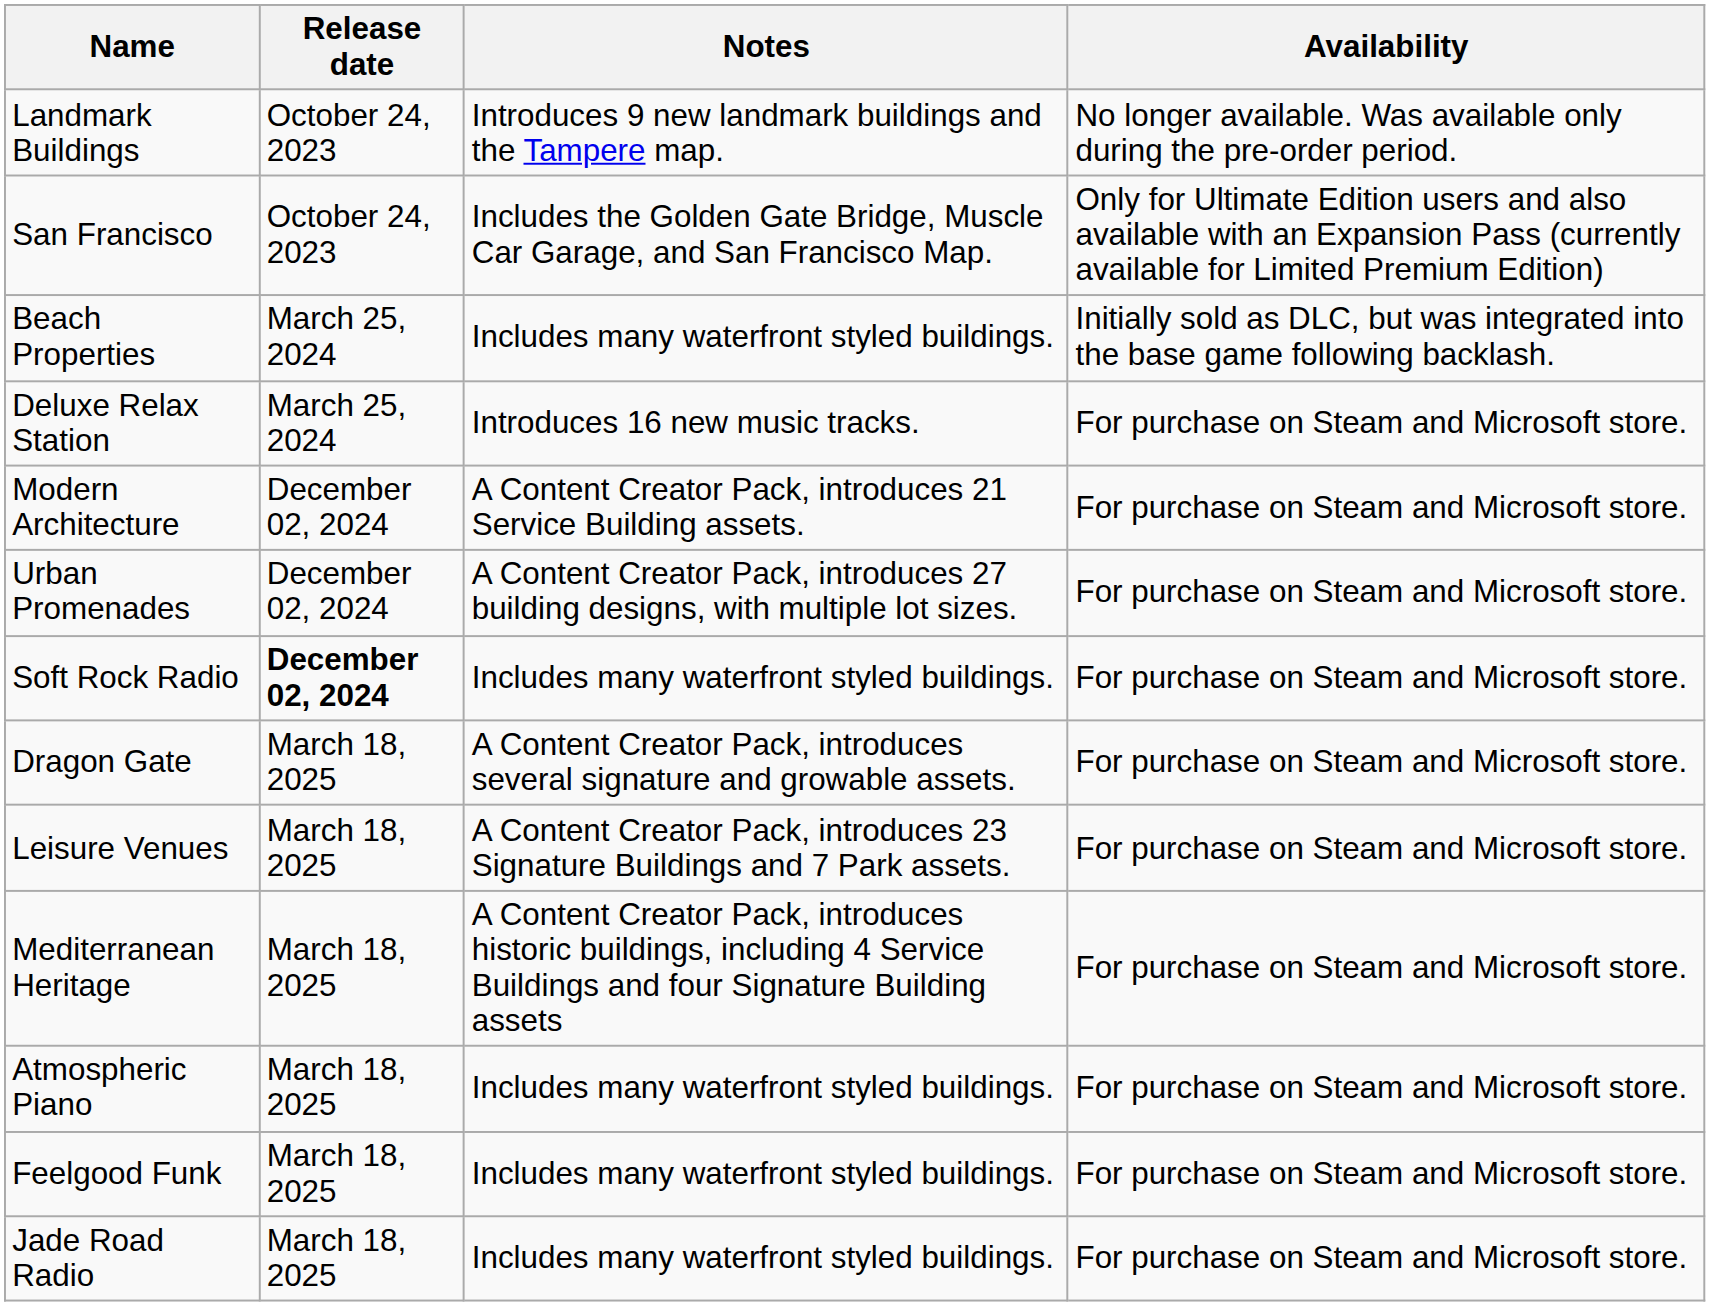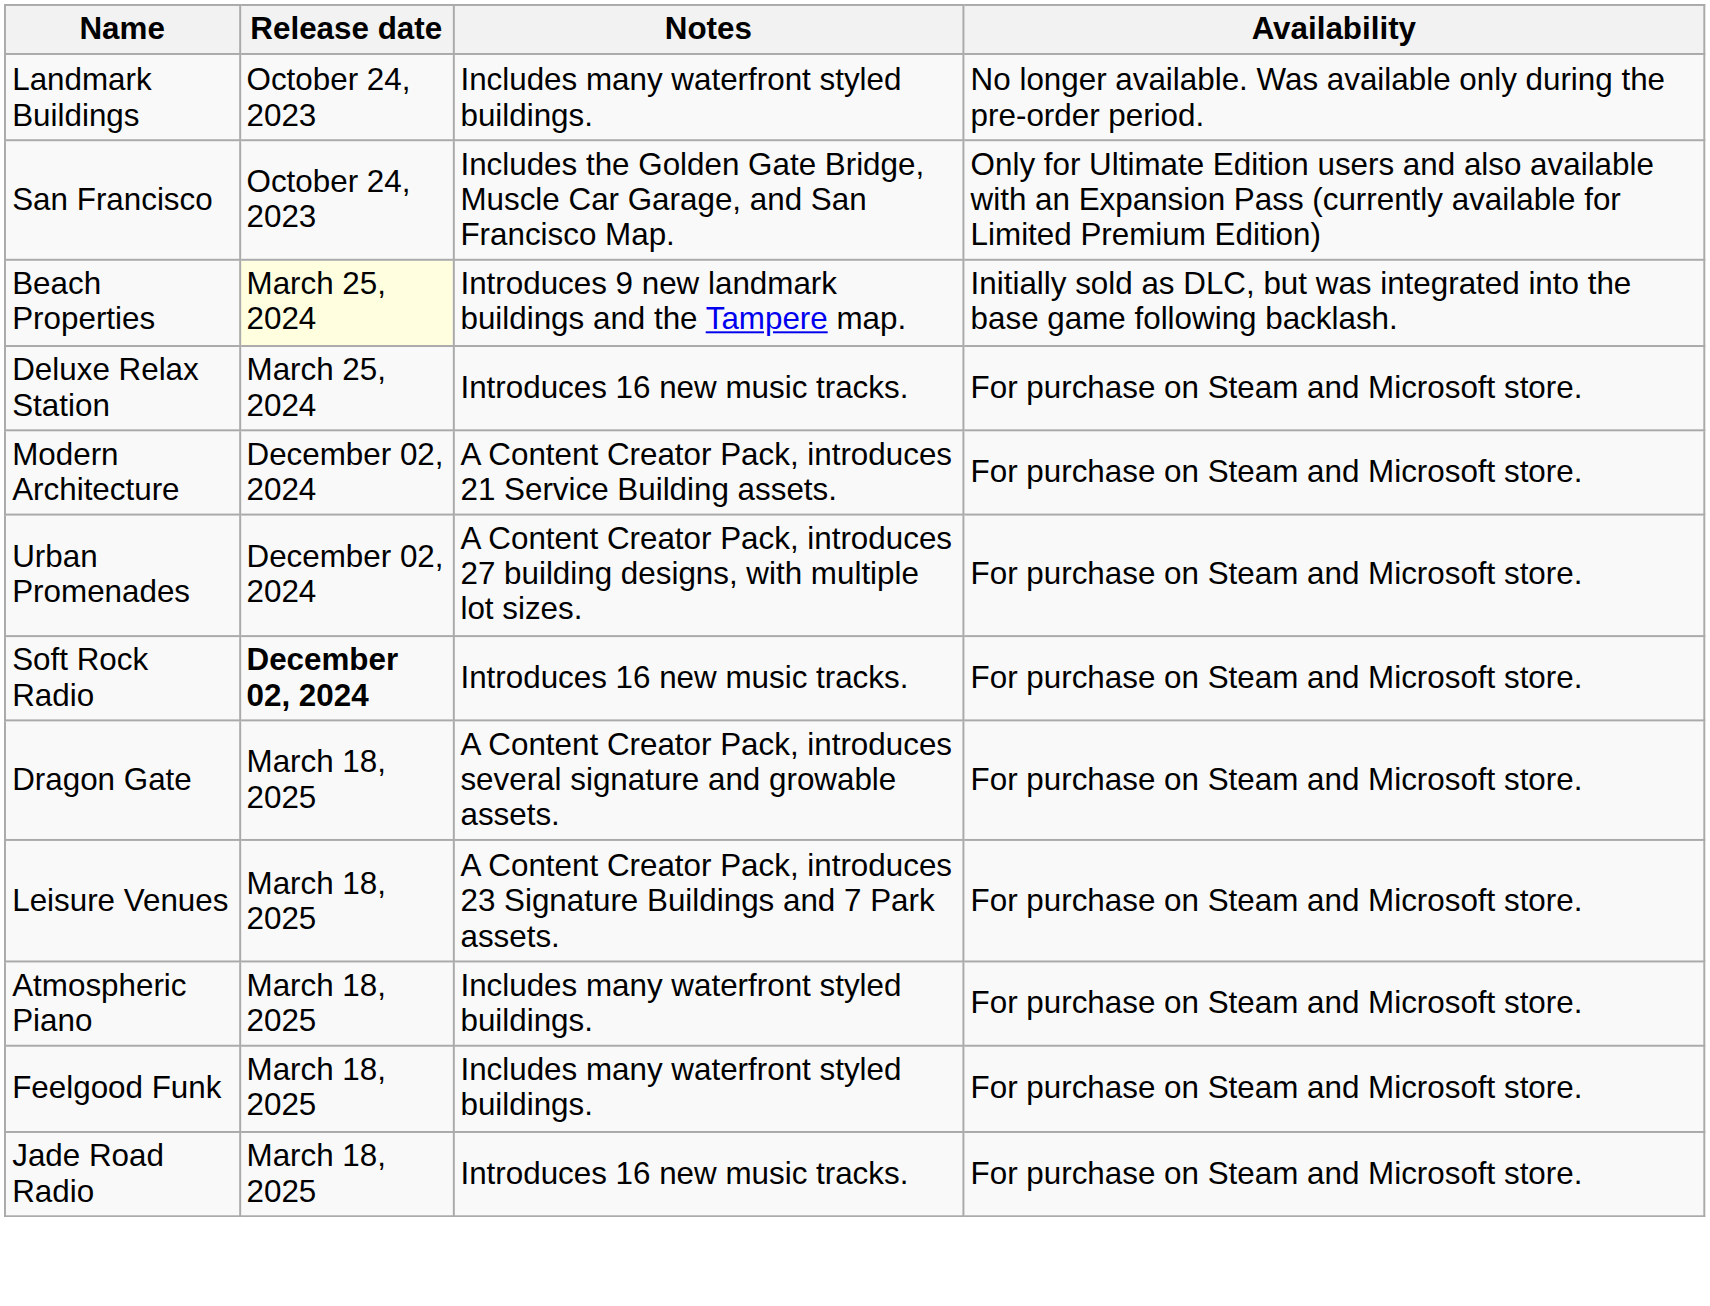(757, 132) Introduces 9 new landmark buildings and the Tampere map. -> (681, 96) Includes many waterfront styled buildings.
(336, 337) no background -> (316, 302) lightyellow background
(763, 337) Includes many waterfront styled buildings. -> (683, 302) Introduces 9 new landmark buildings and the Tampere map.
(763, 677) Includes many waterfront styled buildings. -> (684, 677) Introduces 16 new music tracks.
- row: (113, 967)
(763, 1258) Includes many waterfront styled buildings. -> (684, 1173) Introduces 16 new music tracks.
